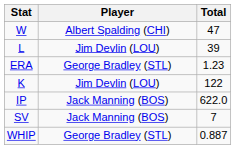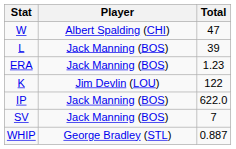(117, 48) Jim Devlin (LOU) -> (117, 48) Jack Manning (BOS)
(117, 65) George Bradley (STL) -> (117, 65) Jack Manning (BOS)
